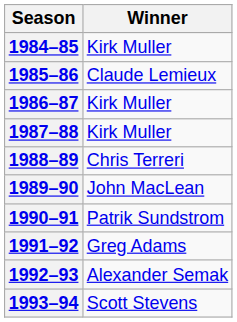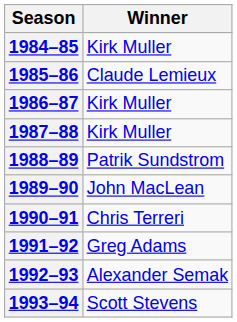(135, 160) Chris Terreri -> (155, 160) Patrik Sundstrom
(155, 217) Patrik Sundstrom -> (135, 217) Chris Terreri
